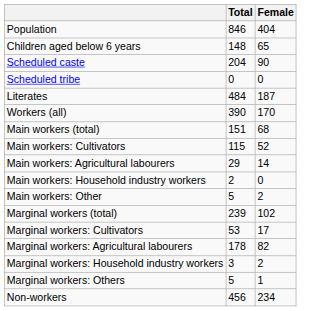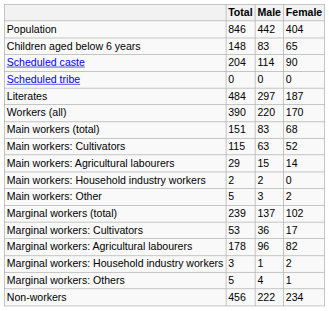+ column: (269, 12)
